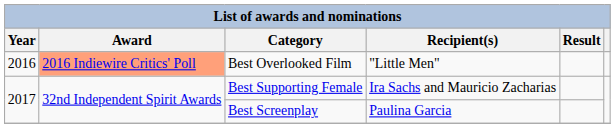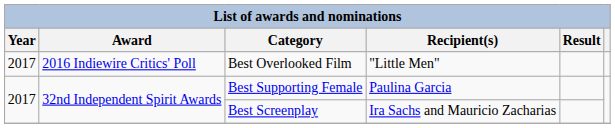(22, 63) 2016 -> (22, 63) 2017
(119, 63) lightsalmon background -> (119, 63) no background
(463, 87) Ira Sachs and Mauricio Zacharias -> (410, 87) Paulina Garcia
(410, 111) Paulina Garcia -> (463, 111) Ira Sachs and Mauricio Zacharias
